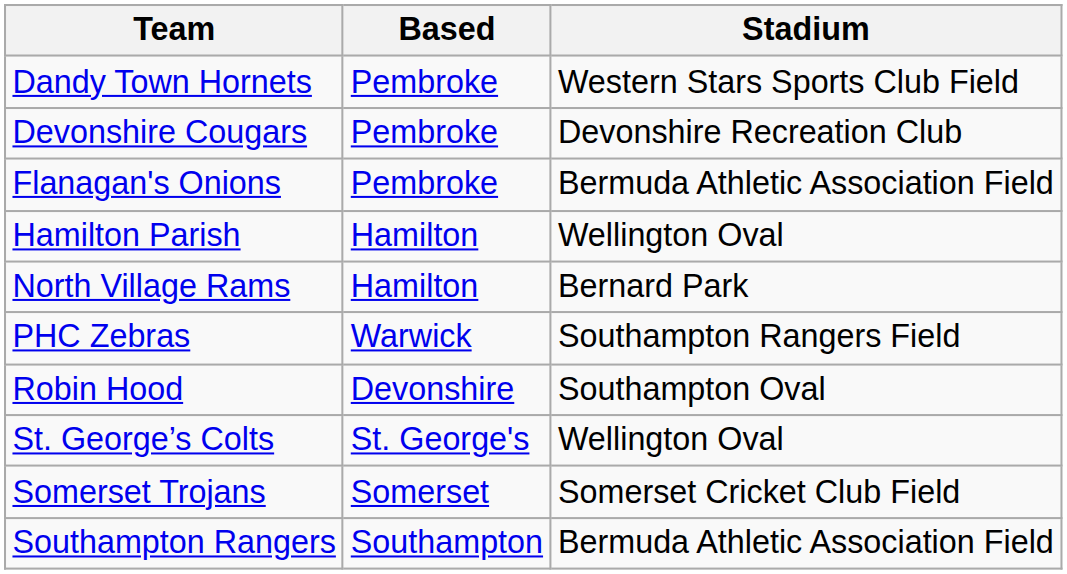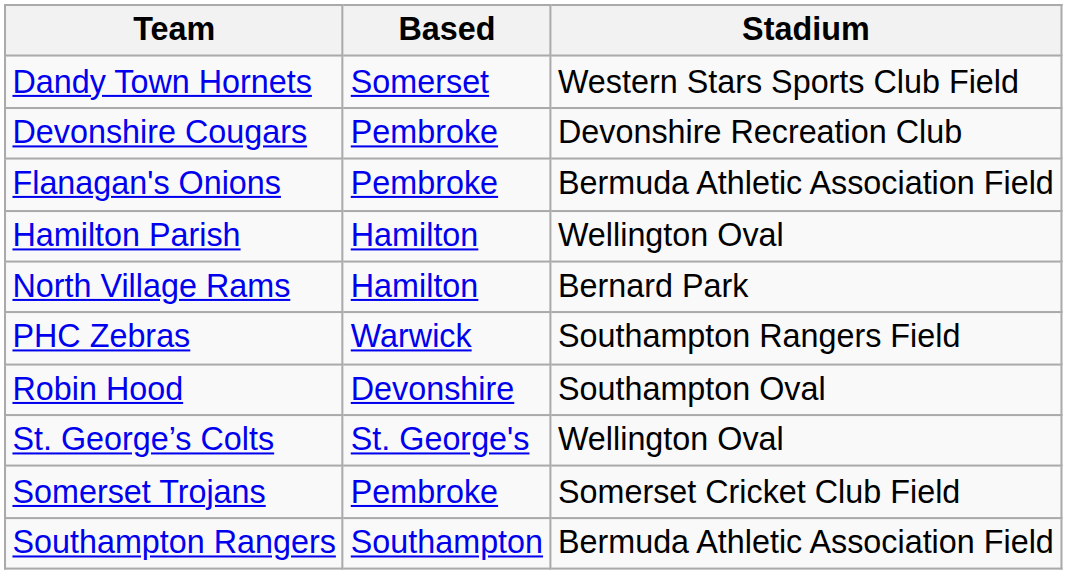(424, 81) Pembroke -> (420, 81) Somerset
(420, 491) Somerset -> (424, 491) Pembroke
